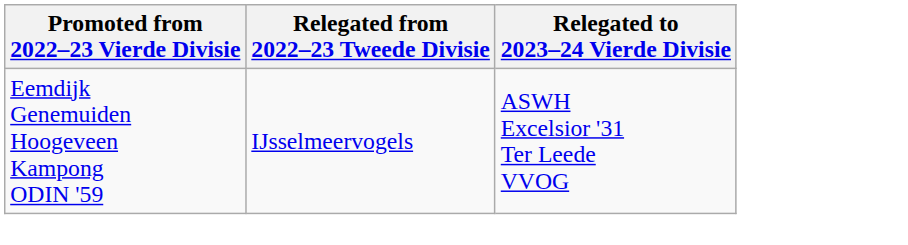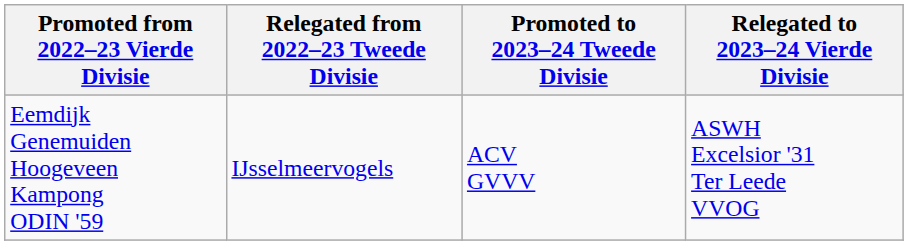+ column: (574, 49)
